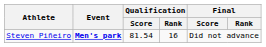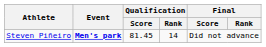(141, 36) 81.54 -> (141, 36) 81.45
(173, 36) 16 -> (173, 36) 14
